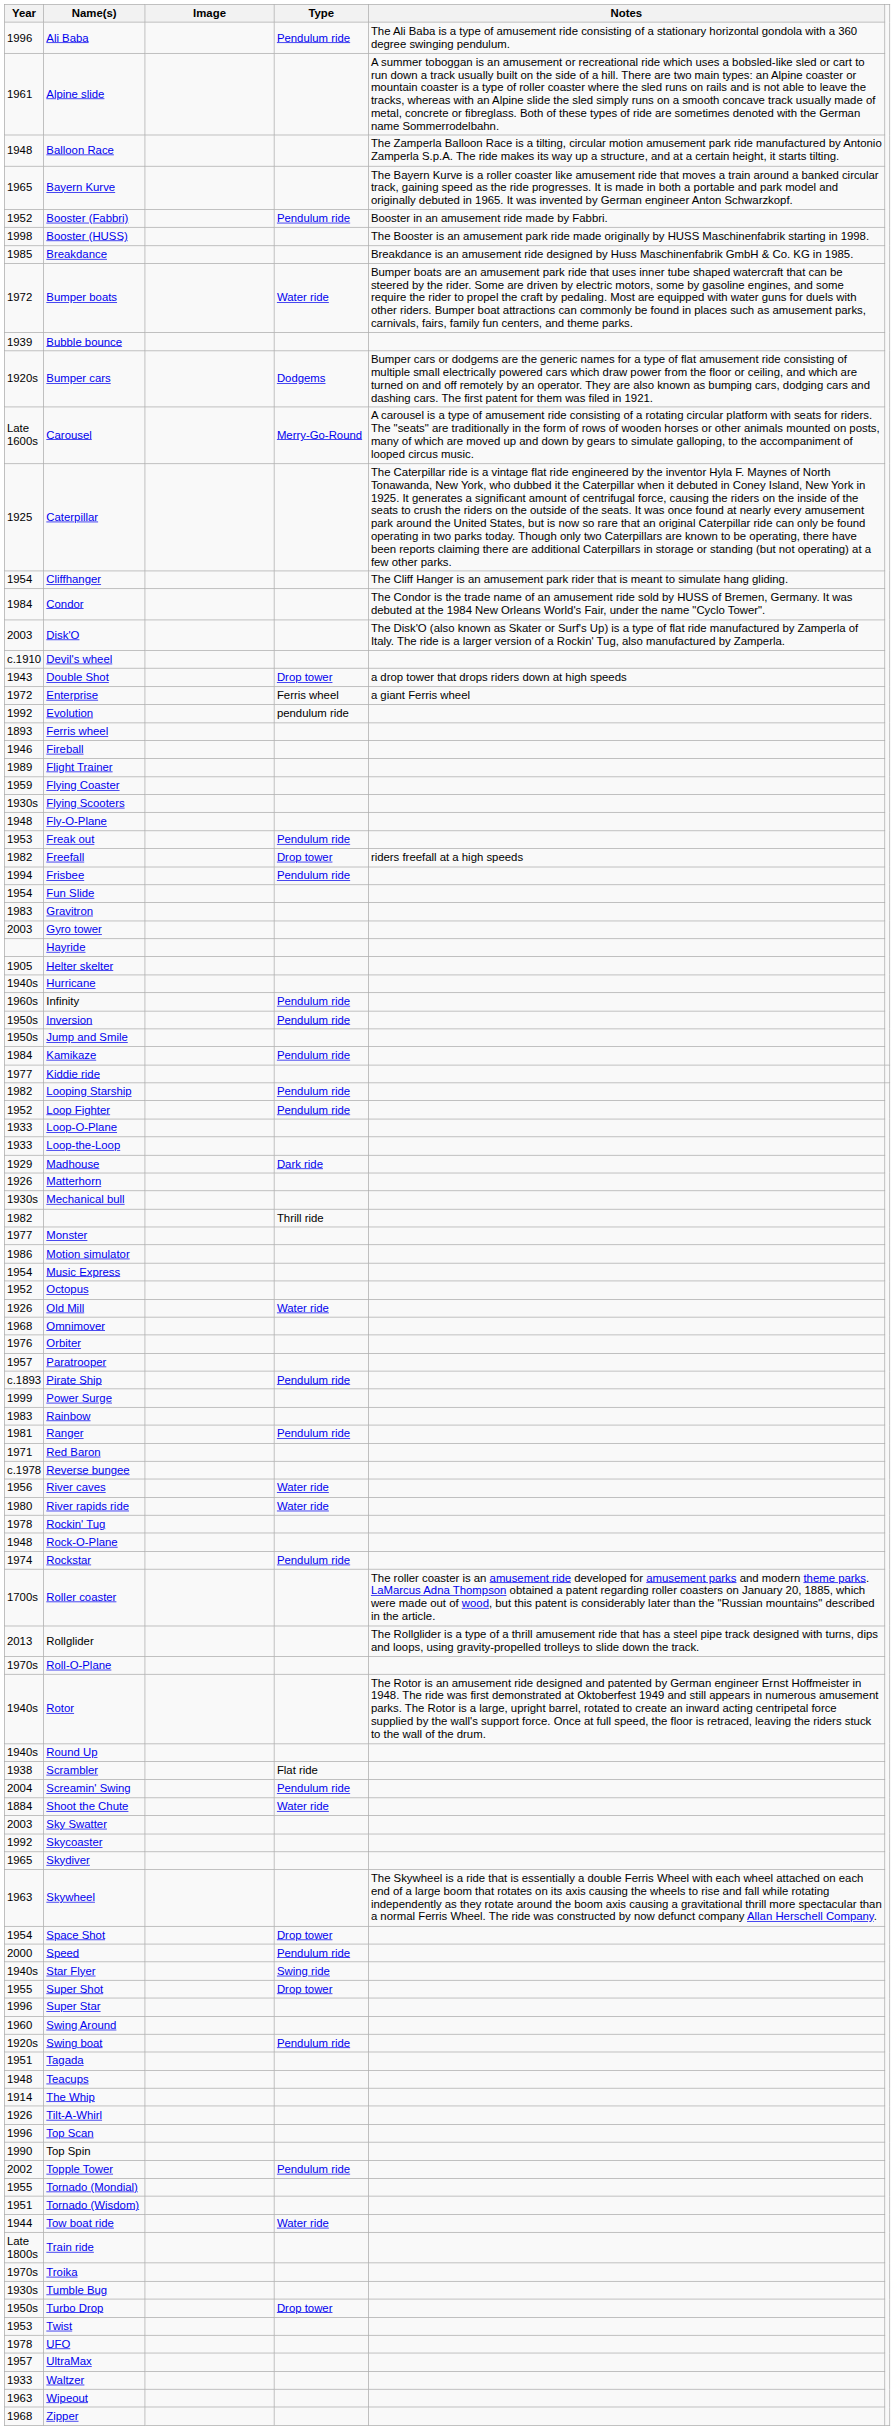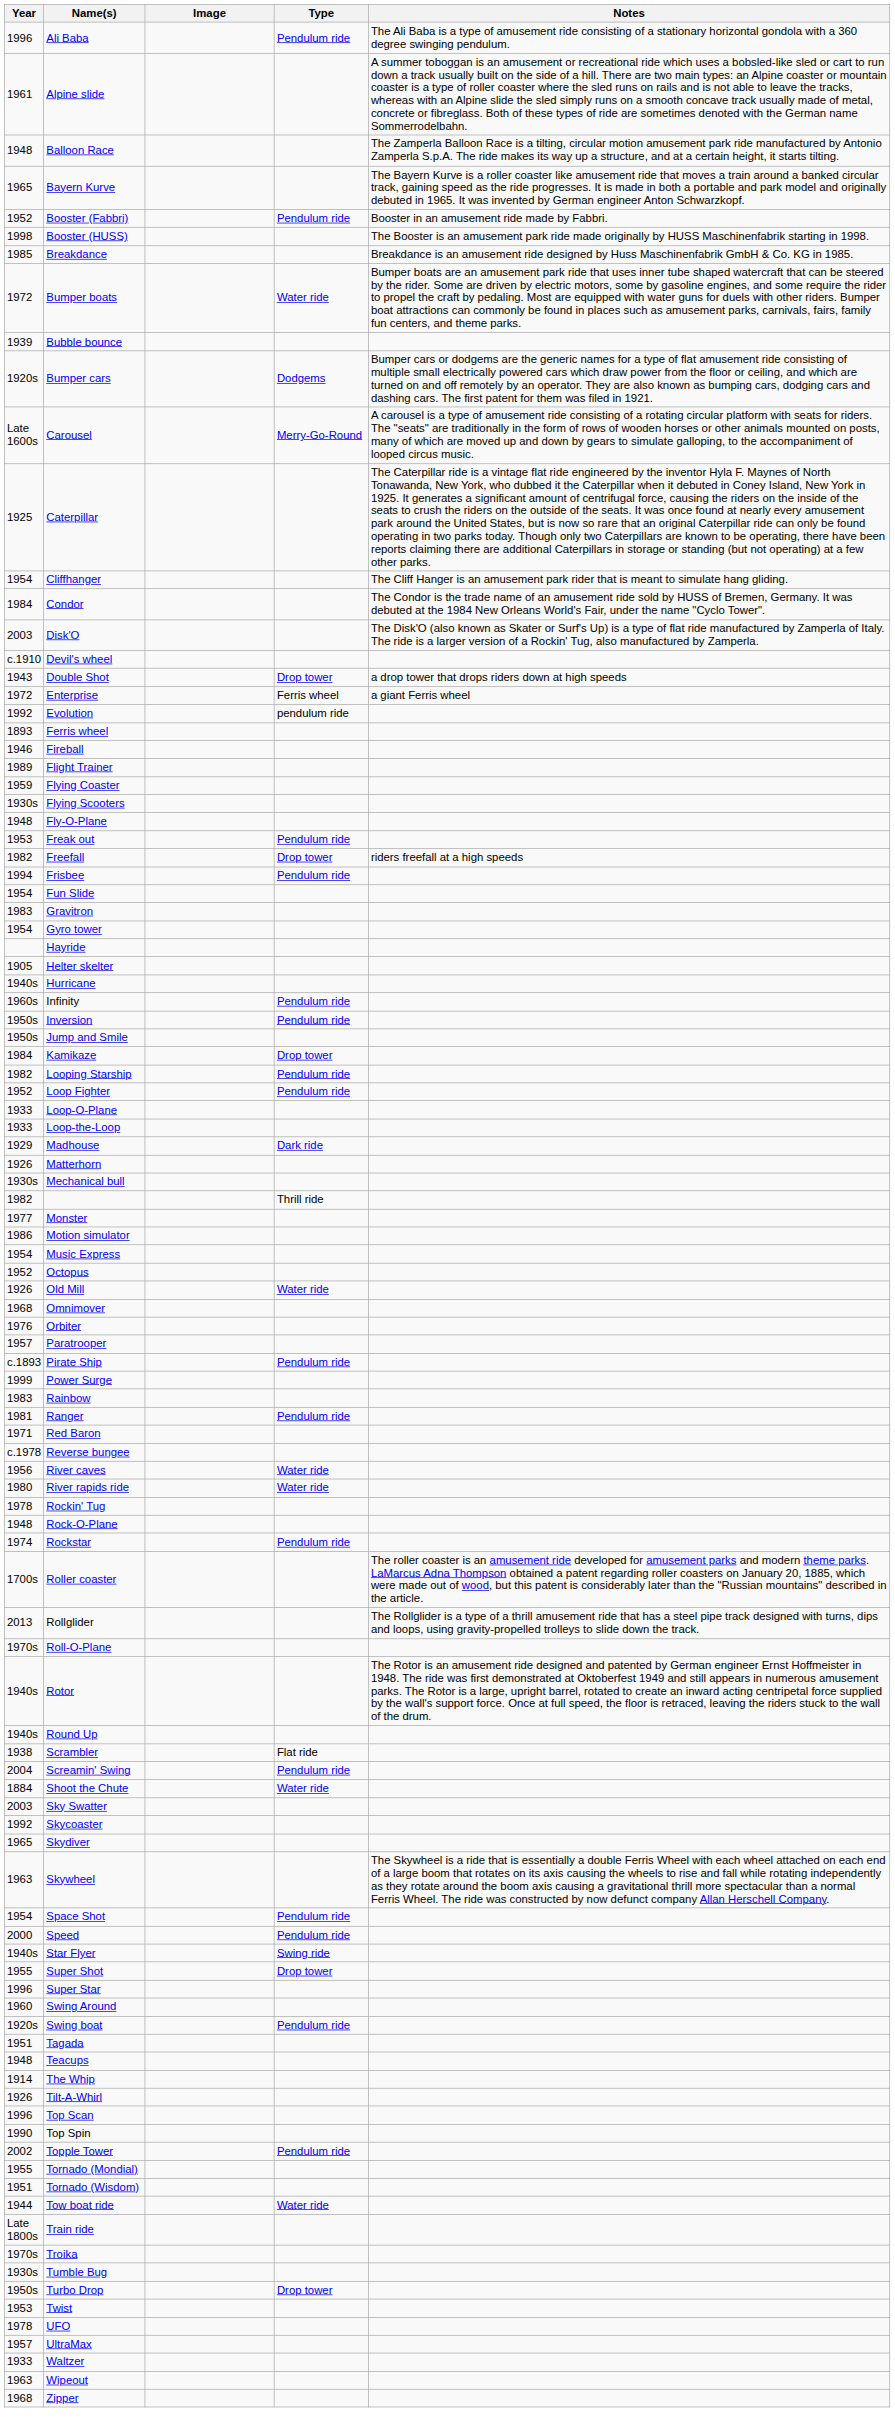(20, 929) 2003 -> (20, 929) 1954
(314, 1055) Pendulum ride -> (305, 1055) Drop tower
- row: (73, 1073)
(305, 1935) Drop tower -> (314, 1917) Pendulum ride
